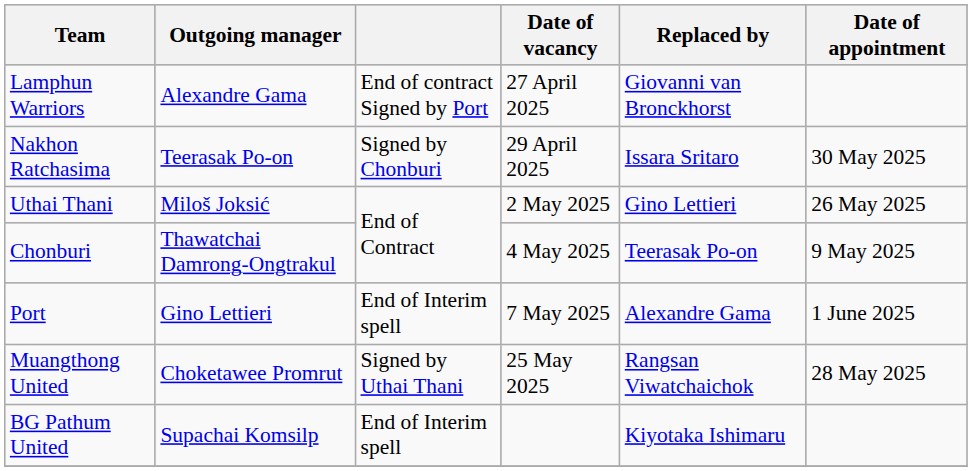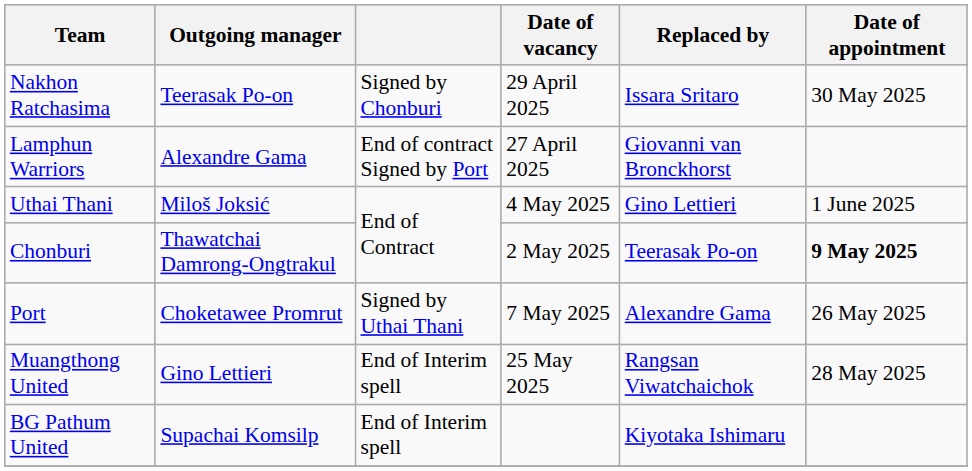rows swapped: (51, 95) <-> (60, 155)
(558, 204) 2 May 2025 -> (558, 204) 4 May 2025
(868, 204) 26 May 2025 -> (863, 204) 1 June 2025
(558, 252) 4 May 2025 -> (558, 252) 2 May 2025
(863, 252) normal -> (864, 252) bold
(216, 312) Gino Lettieri -> (251, 312) Choketawee Promrut
(424, 312) End of Interim spell -> (412, 312) Signed by Uthai Thani
(863, 312) 1 June 2025 -> (868, 312) 26 May 2025
(251, 373) Choketawee Promrut -> (216, 373) Gino Lettieri
(412, 373) Signed by Uthai Thani -> (424, 373) End of Interim spell
